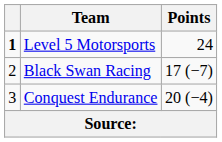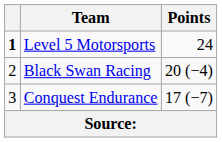(189, 71) 17 (−7) -> (189, 71) 20 (−4)
(189, 97) 20 (−4) -> (189, 97) 17 (−7)
